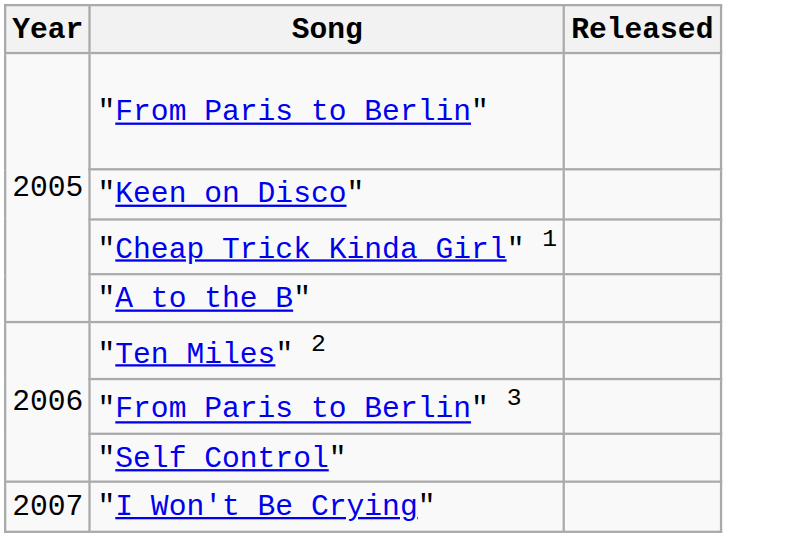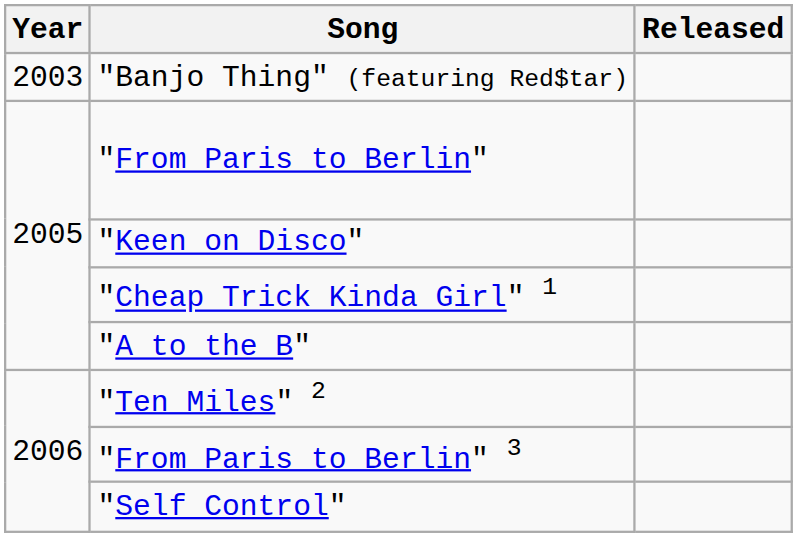+ row: (363, 78)
- row: (266, 507)
